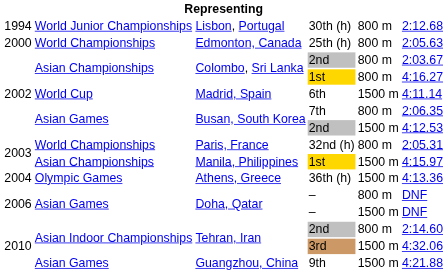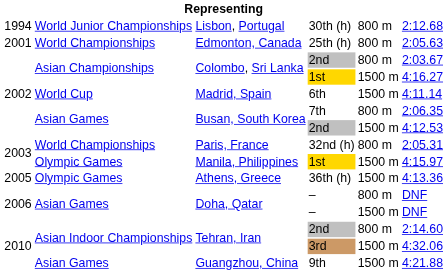(18, 43) 2000 -> (18, 43) 2001
(375, 77) 800 m -> (378, 77) 1500 m
(94, 161) Asian Championships -> (79, 161) Olympic Games
(18, 178) 2004 -> (18, 178) 2005
